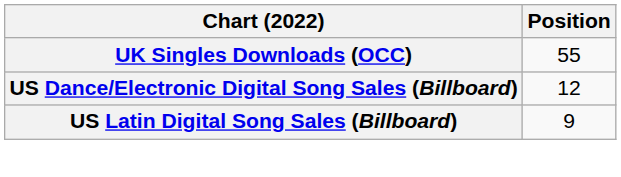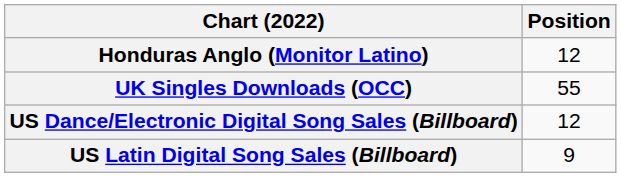+ row: (264, 54)
